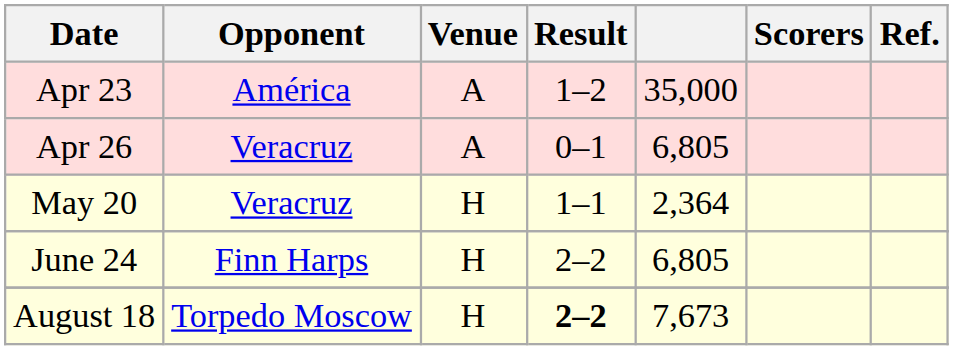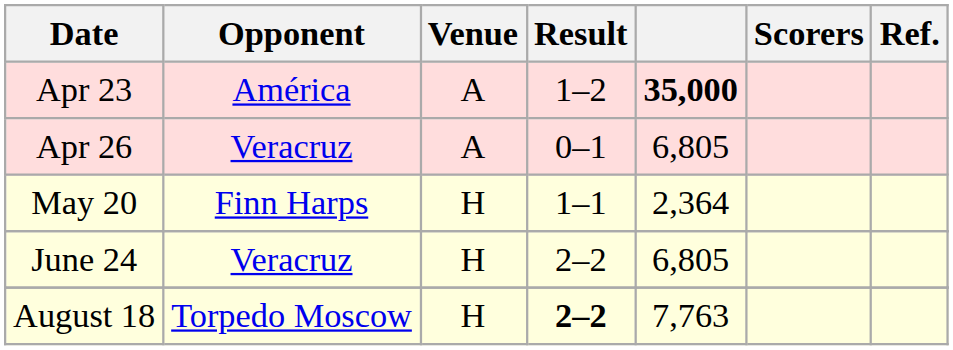(691, 89) normal -> (691, 89) bold
(292, 202) Veracruz -> (291, 202) Finn Harps
(291, 259) Finn Harps -> (292, 259) Veracruz
(691, 316) 7,673 -> (691, 316) 7,763
